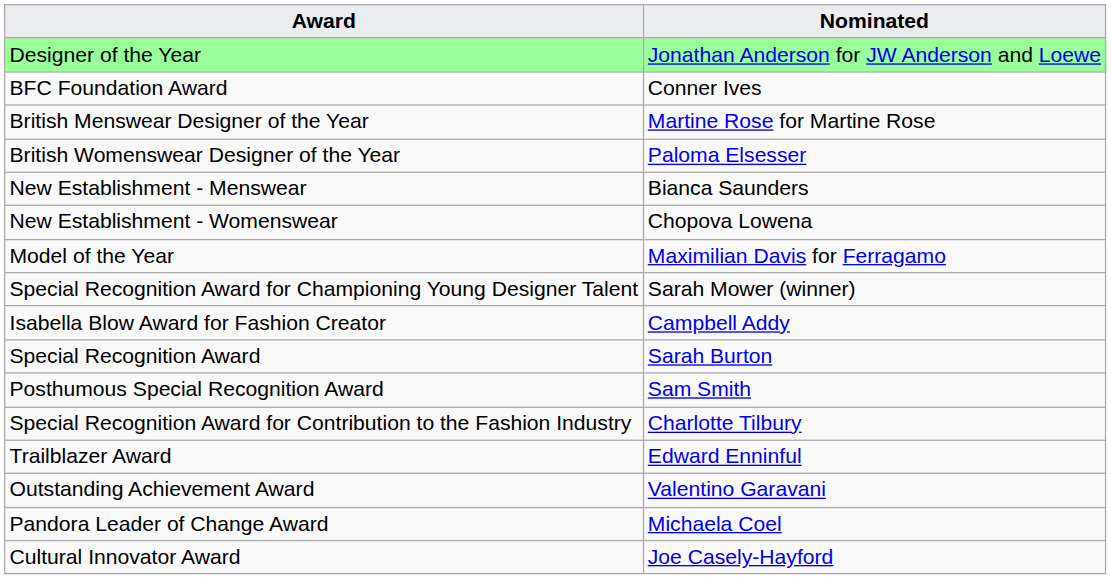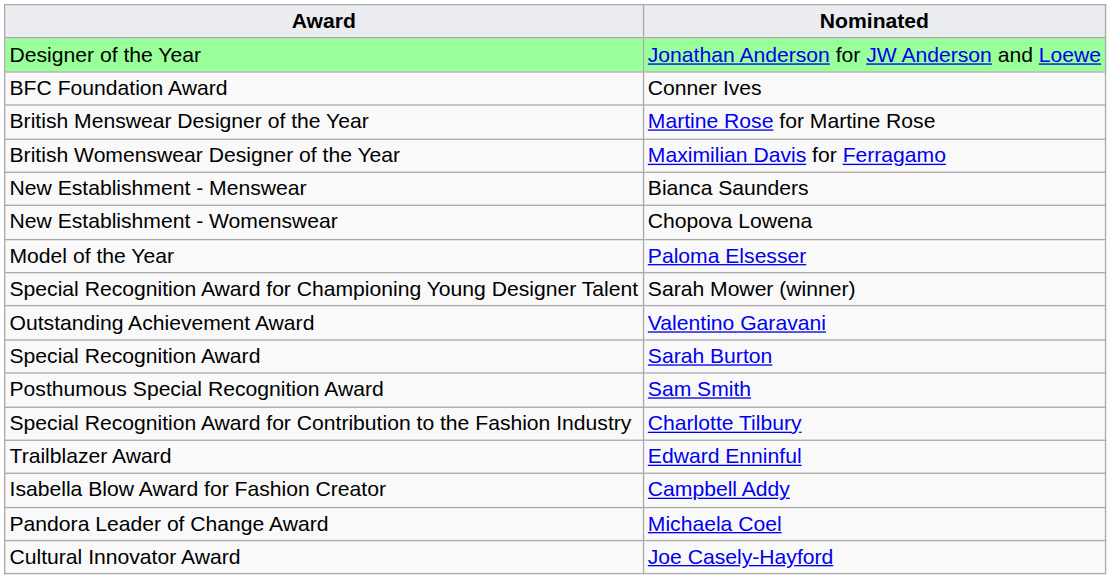(727, 155) Paloma Elsesser -> (797, 155) Maximilian Davis for Ferragamo
(797, 255) Maximilian Davis for Ferragamo -> (727, 255) Paloma Elsesser
rows swapped: (162, 490) <-> (198, 322)
